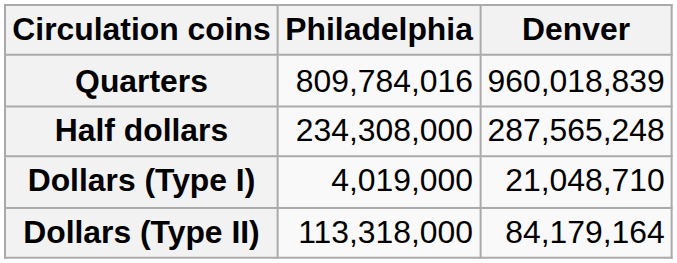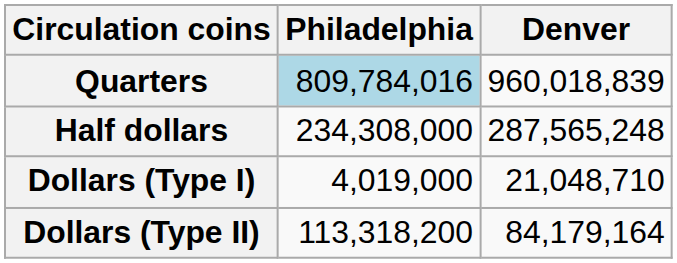(384, 80) no background -> (384, 80) lightblue background
(386, 231) 113,318,000 -> (386, 231) 113,318,200
